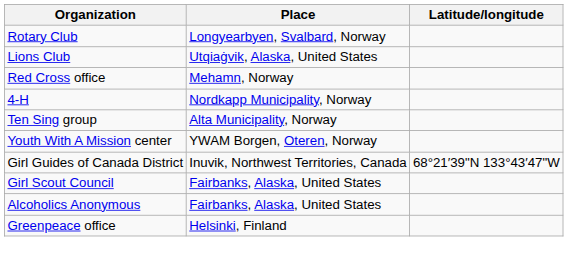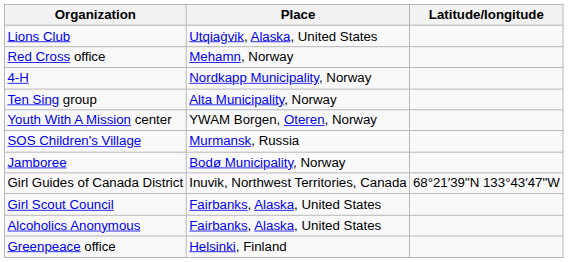- row: (43, 36)
+ row: (74, 141)
+ row: (37, 162)
